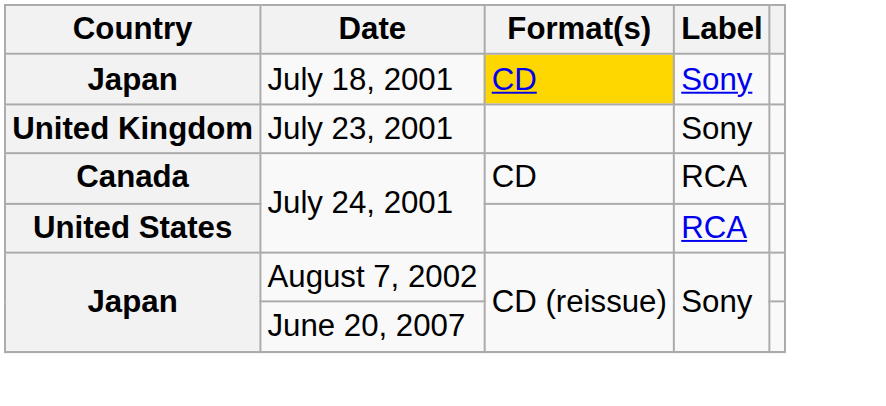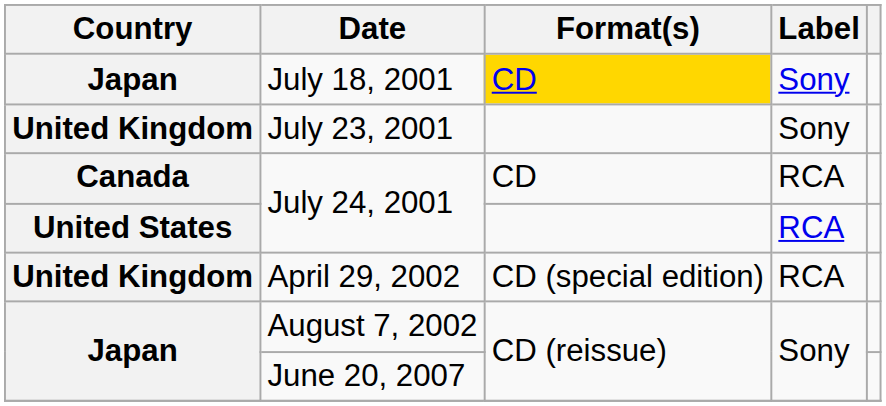+ row: (133, 276)
